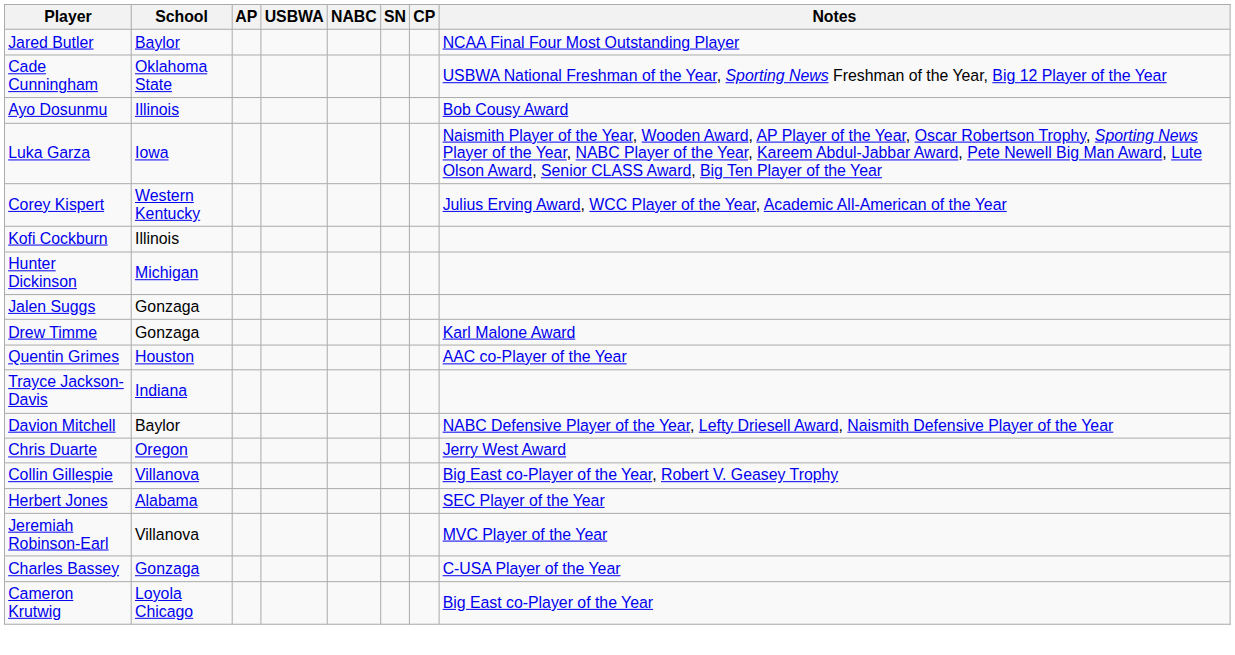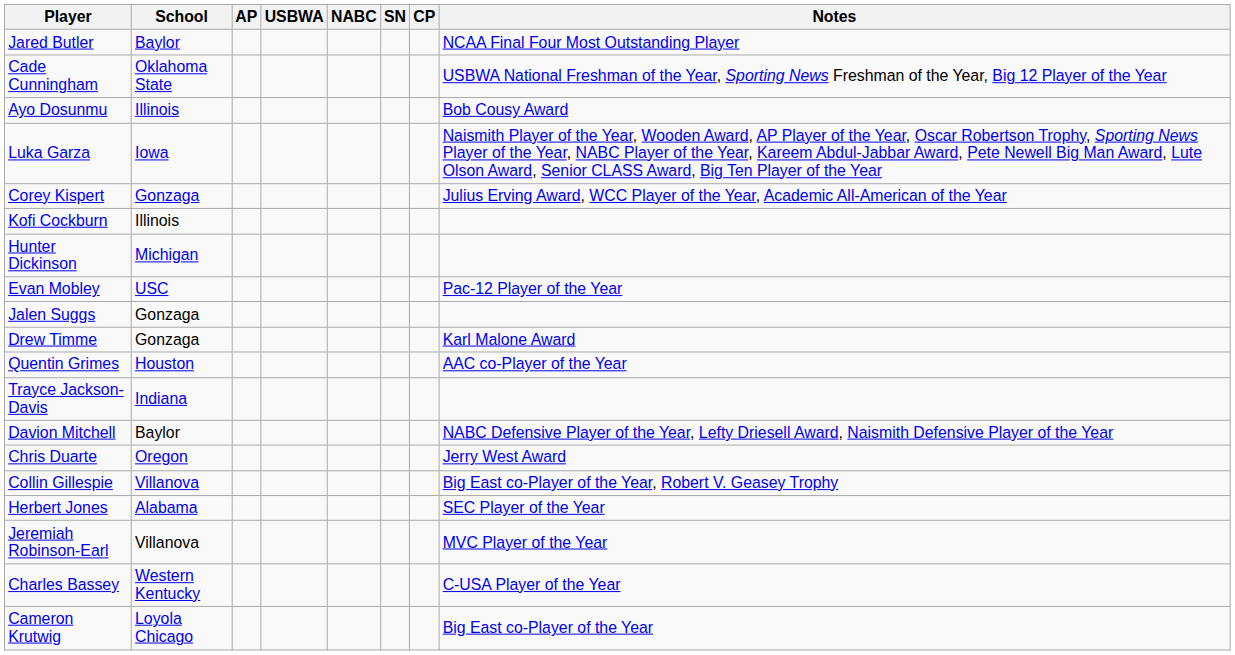(168, 205) Western Kentucky -> (167, 196) Gonzaga
+ row: (54, 289)
(167, 568) Gonzaga -> (168, 585) Western Kentucky
